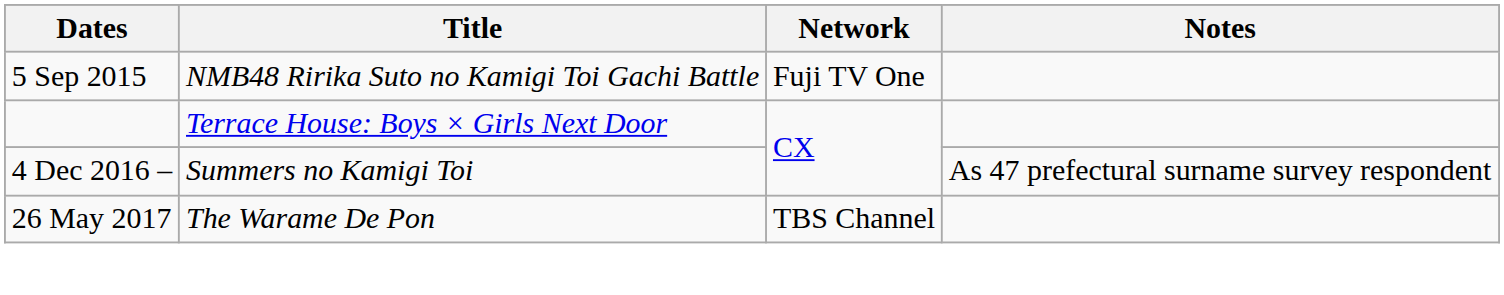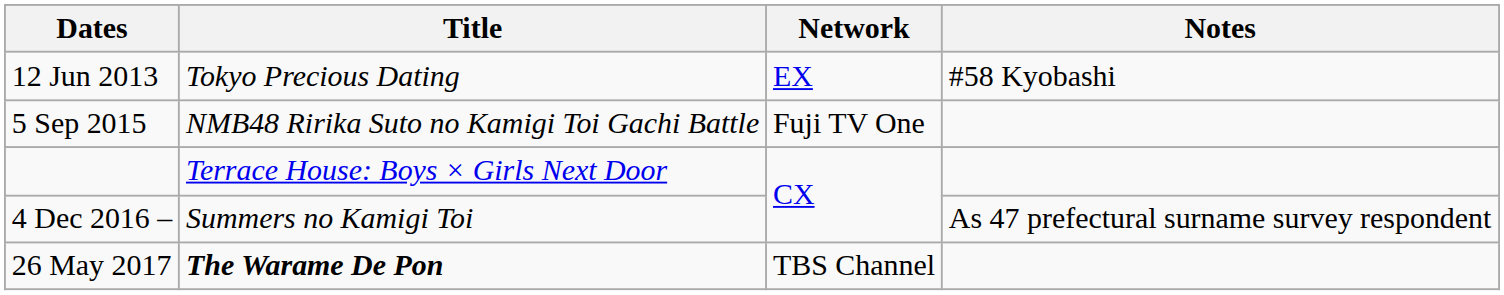+ row: (85, 75)
(311, 218) normal -> (315, 265) bold
